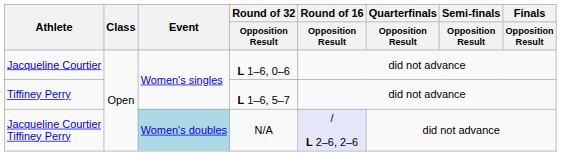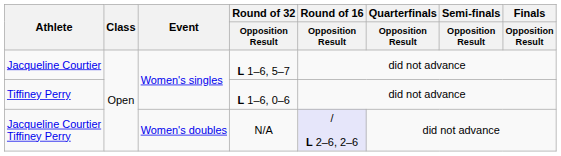(264, 71) L 1–6, 0–6 -> (264, 71) L 1–6, 5–7
(264, 101) L 1–6, 5–7 -> (264, 101) L 1–6, 0–6
(184, 130) lightblue background -> (184, 130) no background
